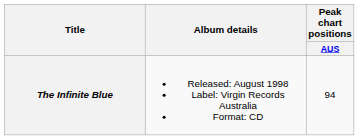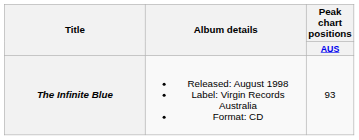(330, 95) 94 -> (330, 95) 93
